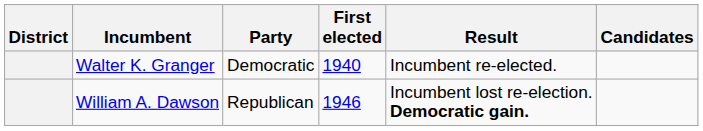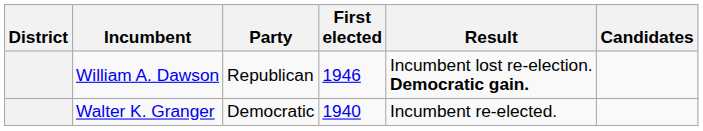rows swapped: (145, 65) <-> (148, 102)
